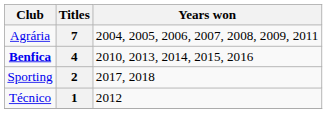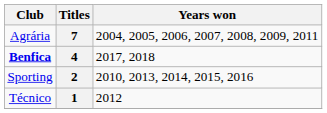(175, 56) 2010, 2013, 2014, 2015, 2016 -> (125, 56) 2017, 2018
(125, 77) 2017, 2018 -> (175, 77) 2010, 2013, 2014, 2015, 2016
